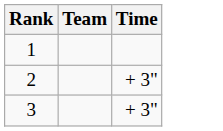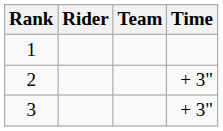+ column: (85, 19)
